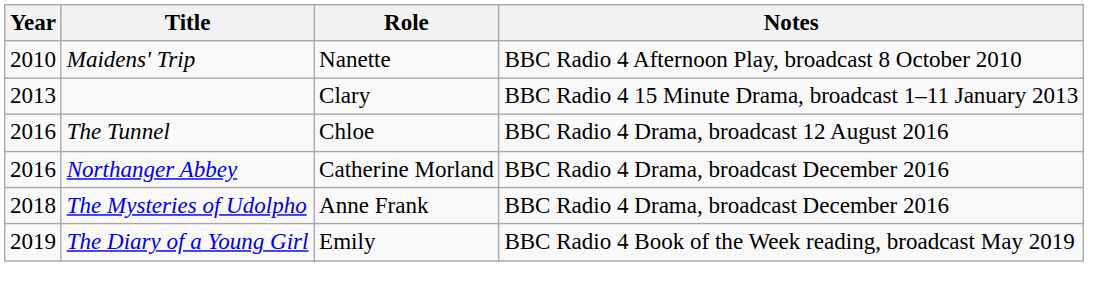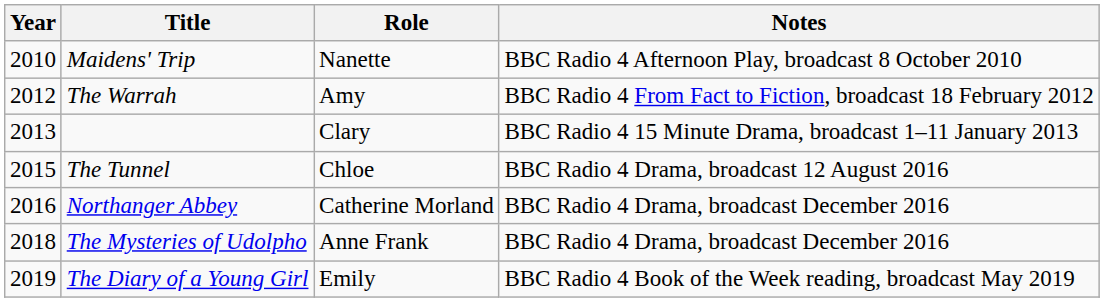+ row: (122, 95)
(33, 132) 2016 -> (33, 168) 2015
